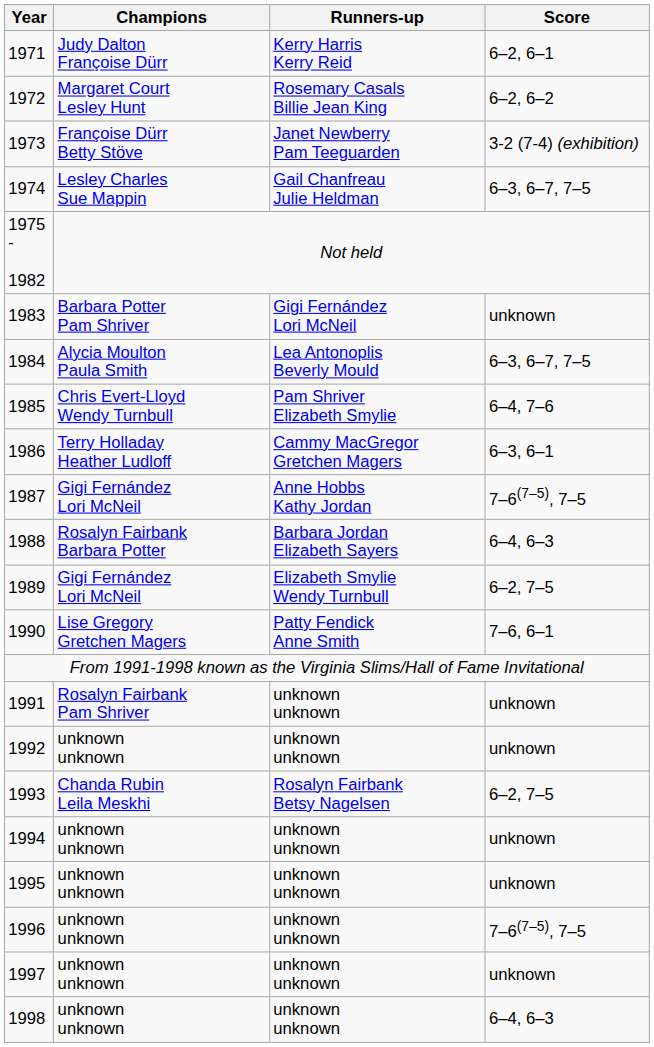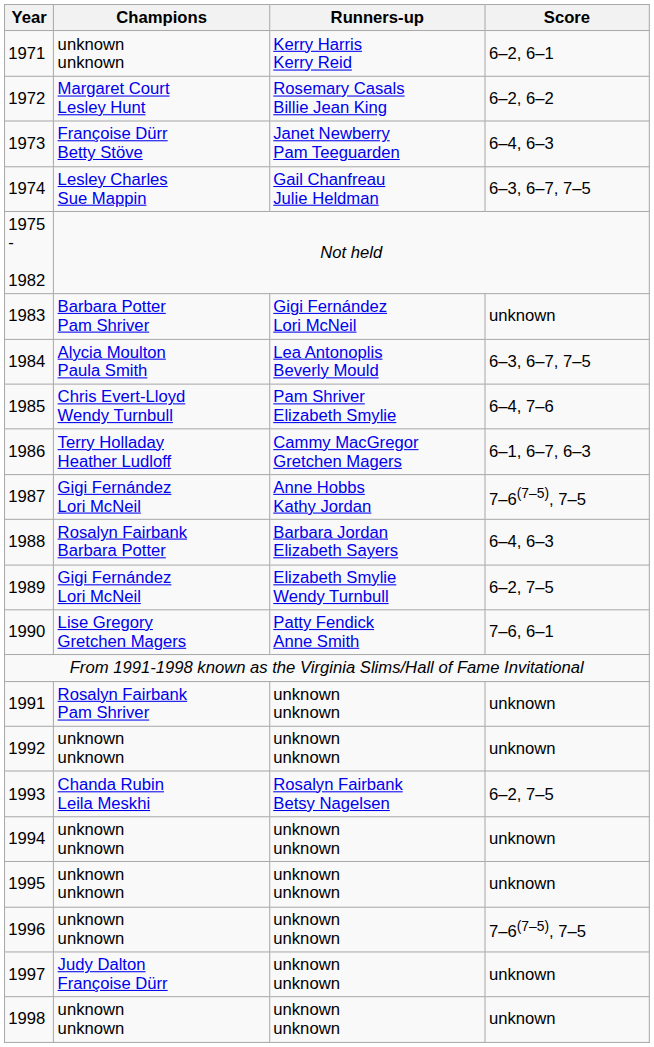(113, 53) Judy Dalton Françoise Dürr -> (91, 53) unknown unknown
(564, 143) 3-2 (7-4) (exhibition) -> (521, 143) 6–4, 6–3
(521, 451) 6–3, 6–1 -> (540, 451) 6–1, 6–7, 6–3
(91, 974) unknown unknown -> (113, 974) Judy Dalton Françoise Dürr
(521, 1019) 6–4, 6–3 -> (522, 1019) unknown
